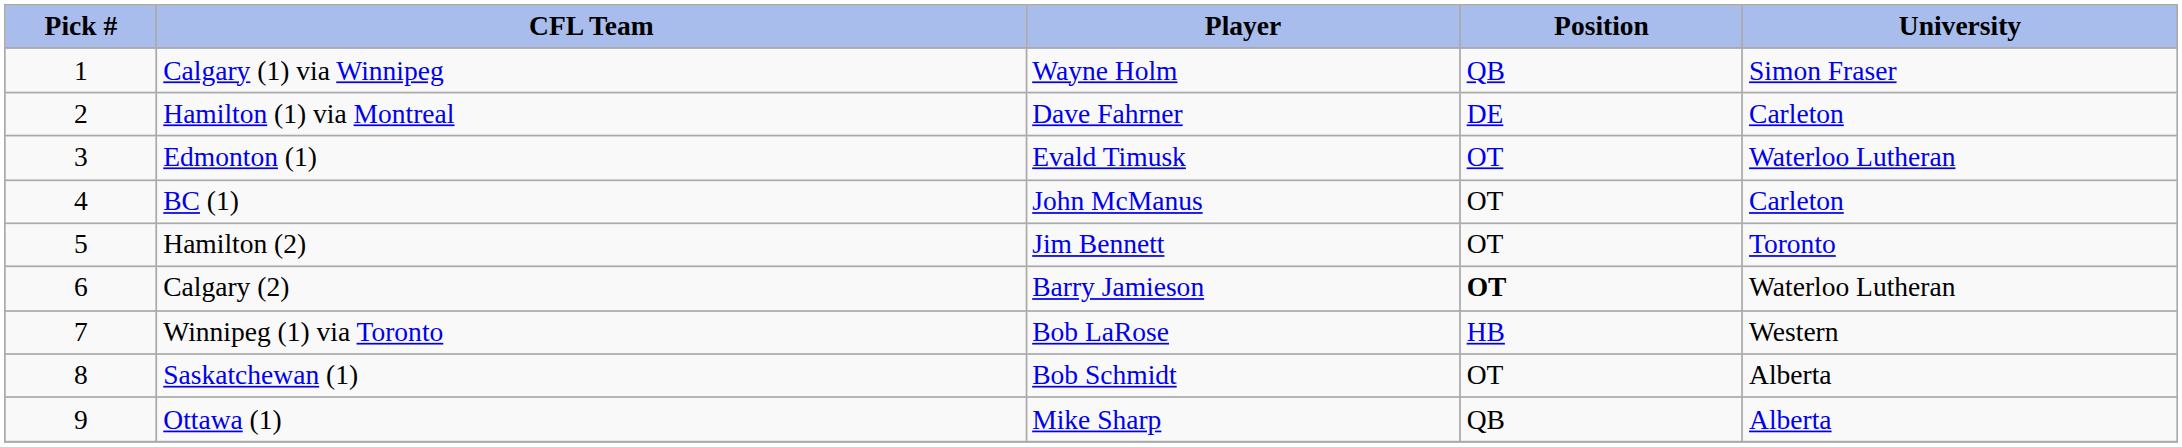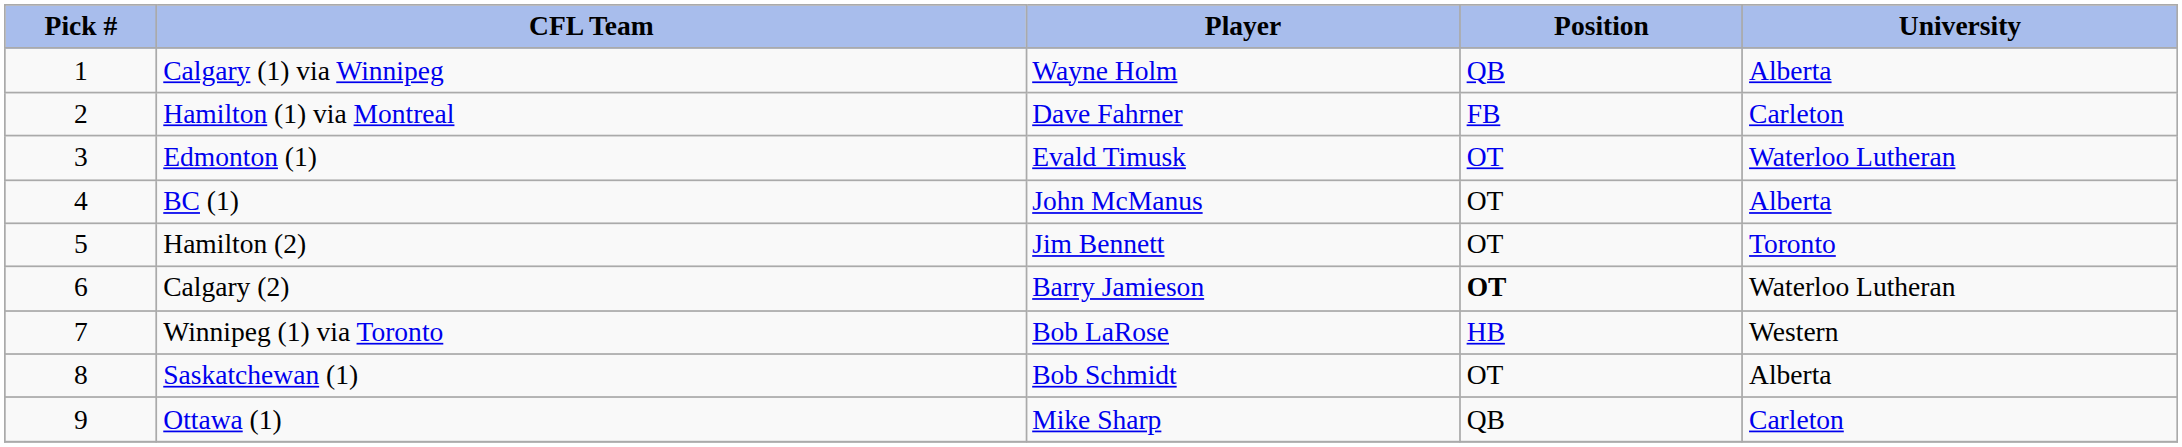(1823, 69) Simon Fraser -> (1790, 69) Alberta
(1485, 113) DE -> (1483, 113) FB
(1796, 200) Carleton -> (1790, 200) Alberta
(1790, 419) Alberta -> (1796, 419) Carleton
